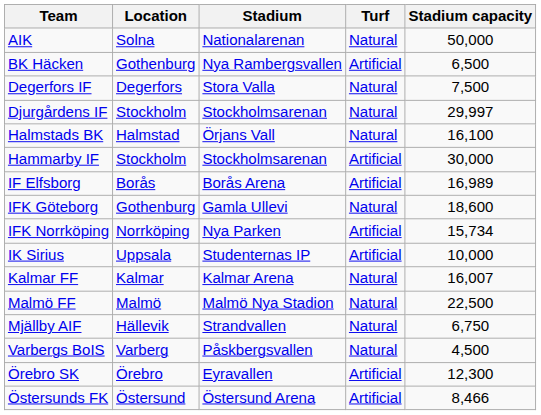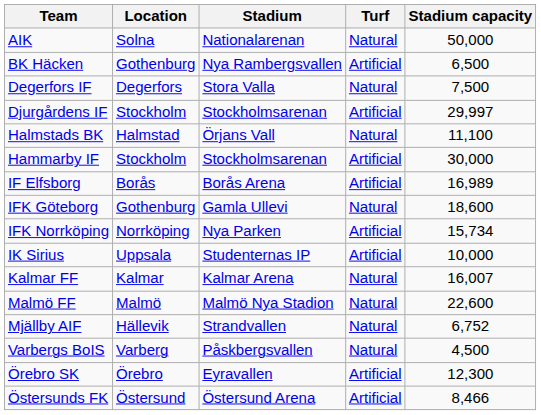(373, 111) Natural -> (375, 111) Artificial
(470, 135) 16,100 -> (470, 135) 11,100
(470, 302) 22,500 -> (470, 302) 22,600
(470, 326) 6,750 -> (470, 326) 6,752
